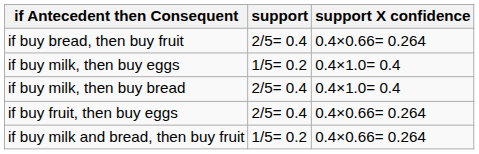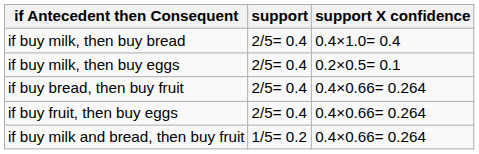rows swapped: (97, 88) <-> (96, 40)
(279, 64) 1/5= 0.2 -> (279, 64) 2/5= 0.4
(358, 64) 0.4×1.0= 0.4 -> (358, 64) 0.2×0.5= 0.1
